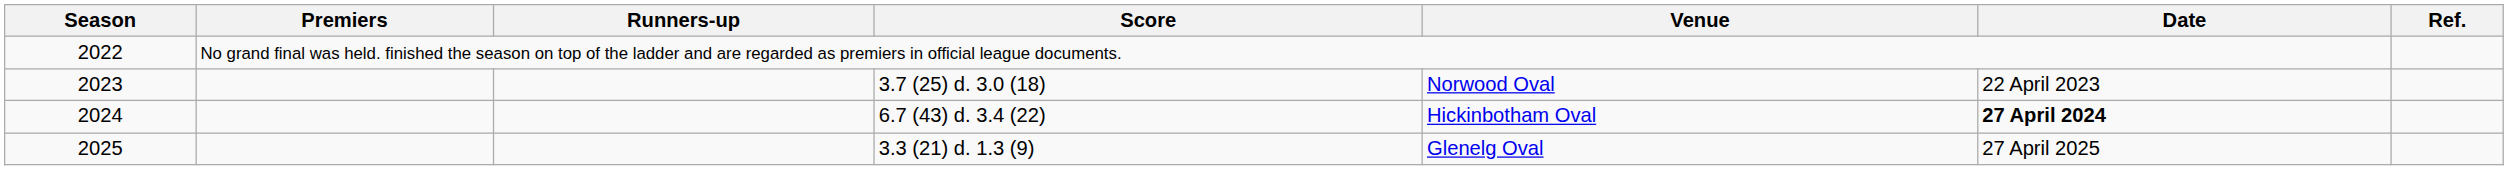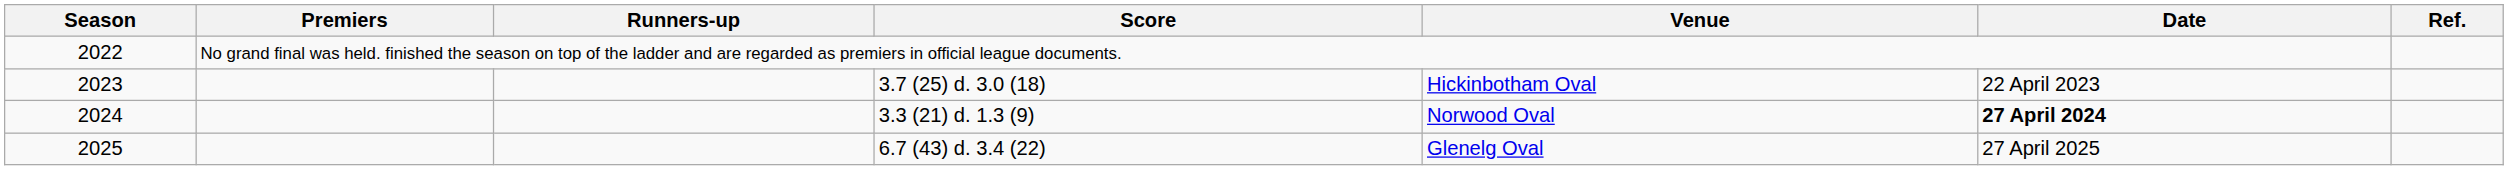(1491, 84) Norwood Oval -> (1512, 84) Hickinbotham Oval
(962, 116) 6.7 (43) d. 3.4 (22) -> (957, 116) 3.3 (21) d. 1.3 (9)
(1512, 116) Hickinbotham Oval -> (1491, 116) Norwood Oval
(957, 148) 3.3 (21) d. 1.3 (9) -> (962, 148) 6.7 (43) d. 3.4 (22)
